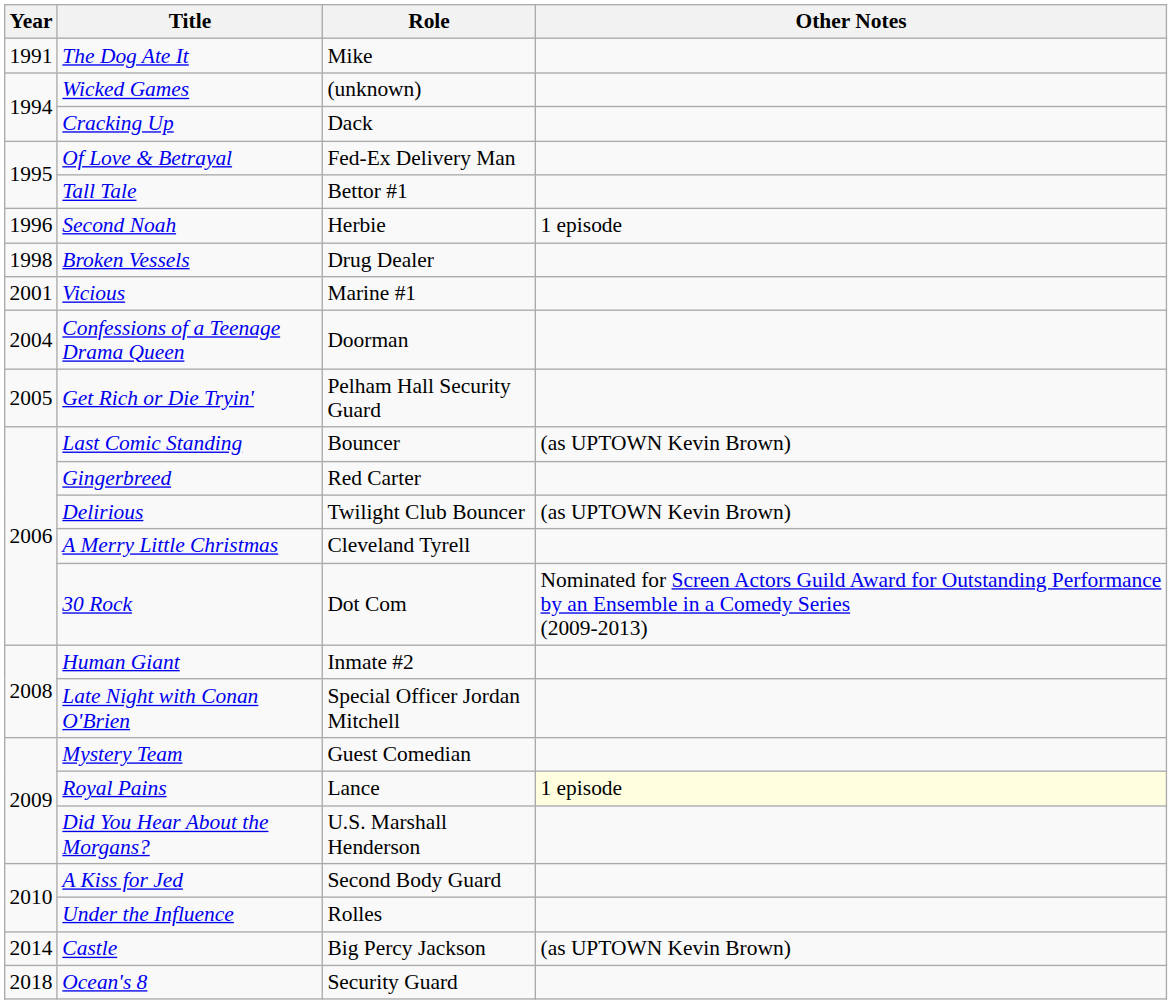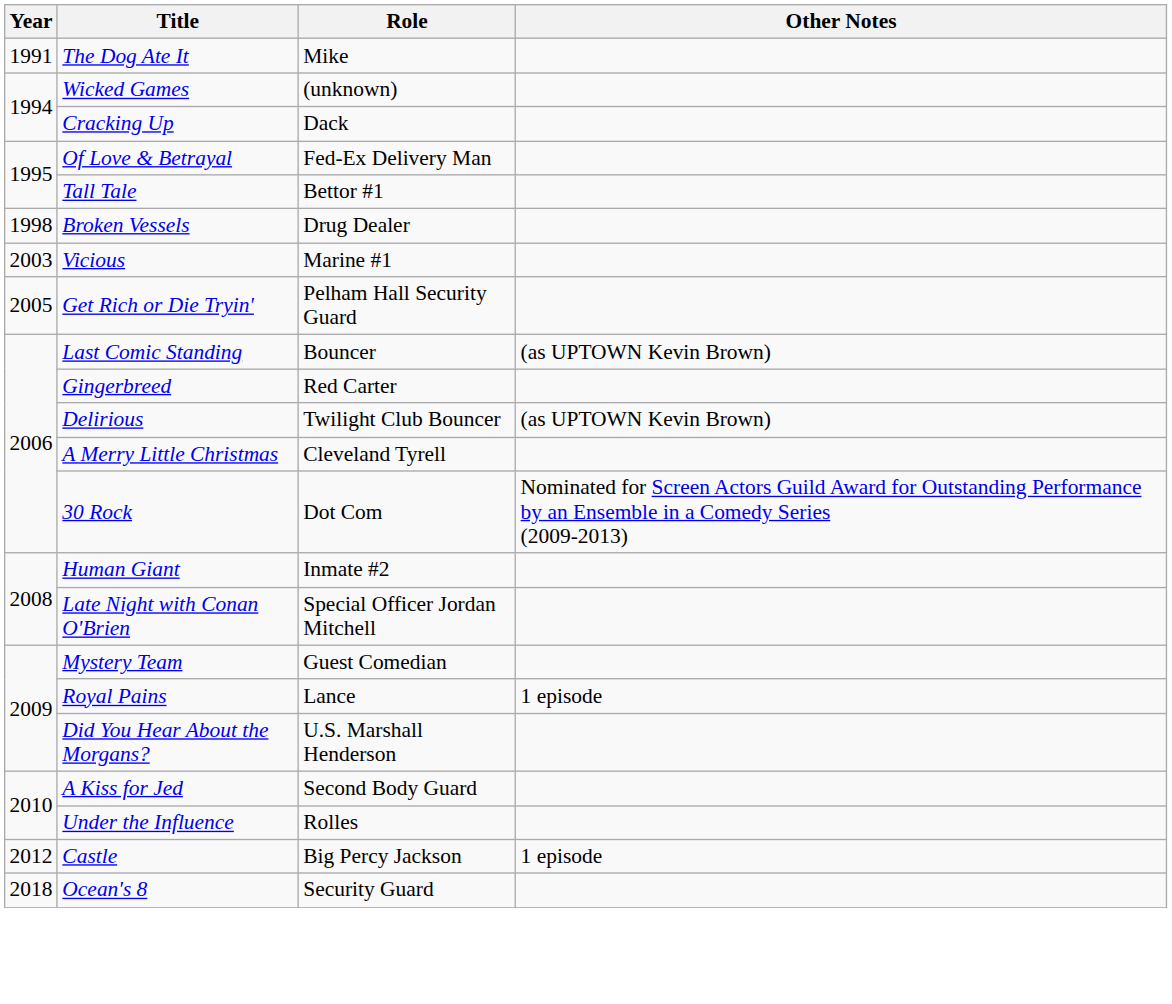- row: (119, 225)
(31, 293) 2001 -> (31, 259) 2003
- row: (171, 339)
(581, 788) lightyellow background -> (561, 696) no background
(31, 948) 2014 -> (31, 856) 2012
(666, 948) (as UPTOWN Kevin Brown) -> (561, 856) 1 episode
